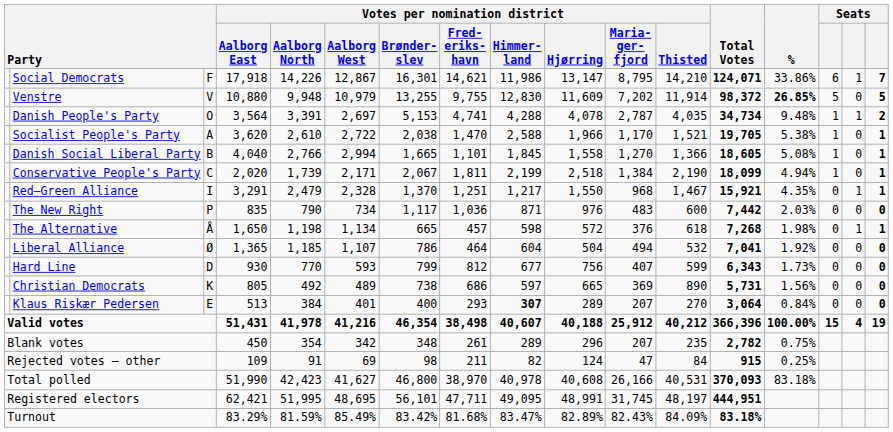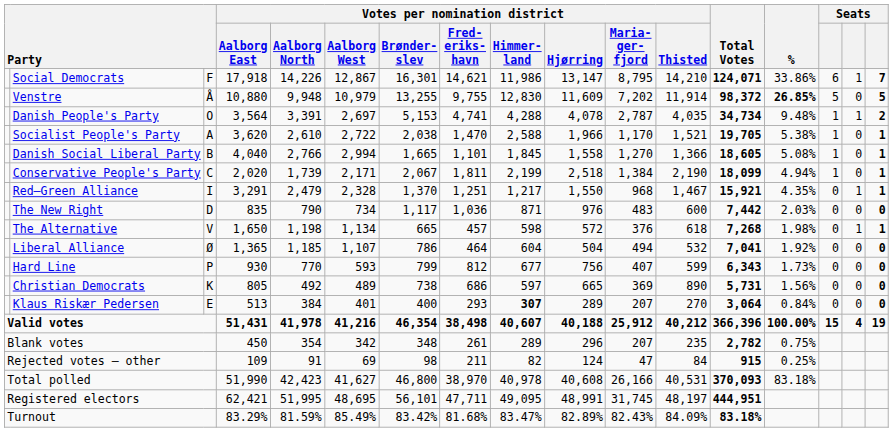(210, 97) V -> (210, 97) Å
(210, 210) P -> (210, 210) D
(210, 229) Å -> (210, 229) V
(210, 267) D -> (210, 267) P
